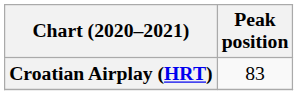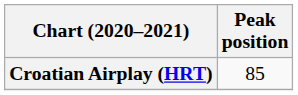(255, 73) 83 -> (255, 73) 85
